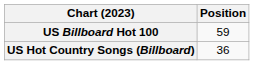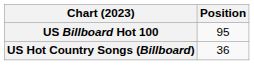(223, 32) 59 -> (223, 32) 95
